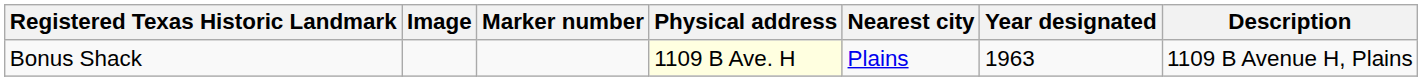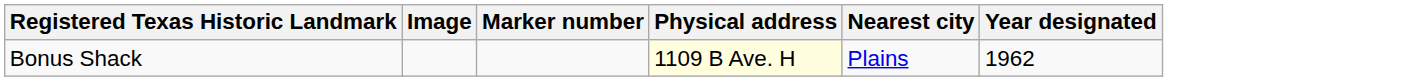- column: (1290, 22)
(1010, 57) 1963 -> (1010, 57) 1962
